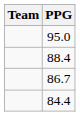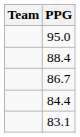+ row: (59, 121)
